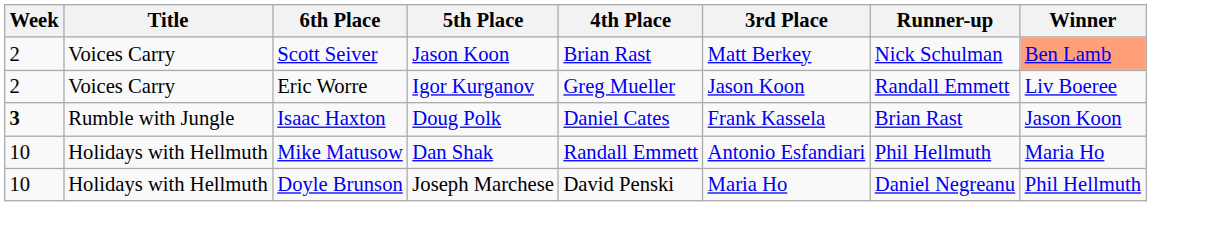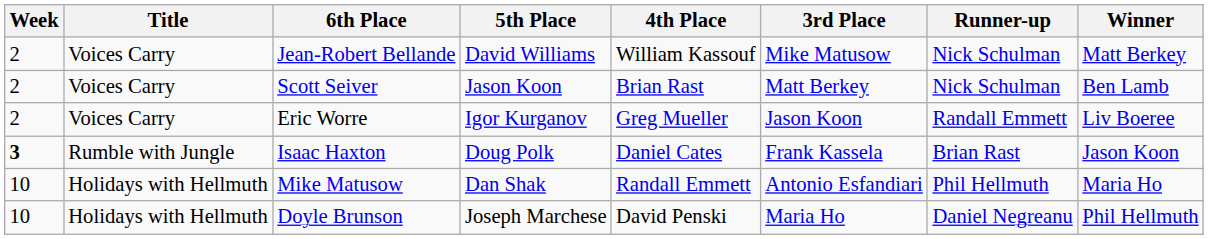+ row: (366, 53)
(1068, 53) lightsalmon background -> (1126, 86) no background
